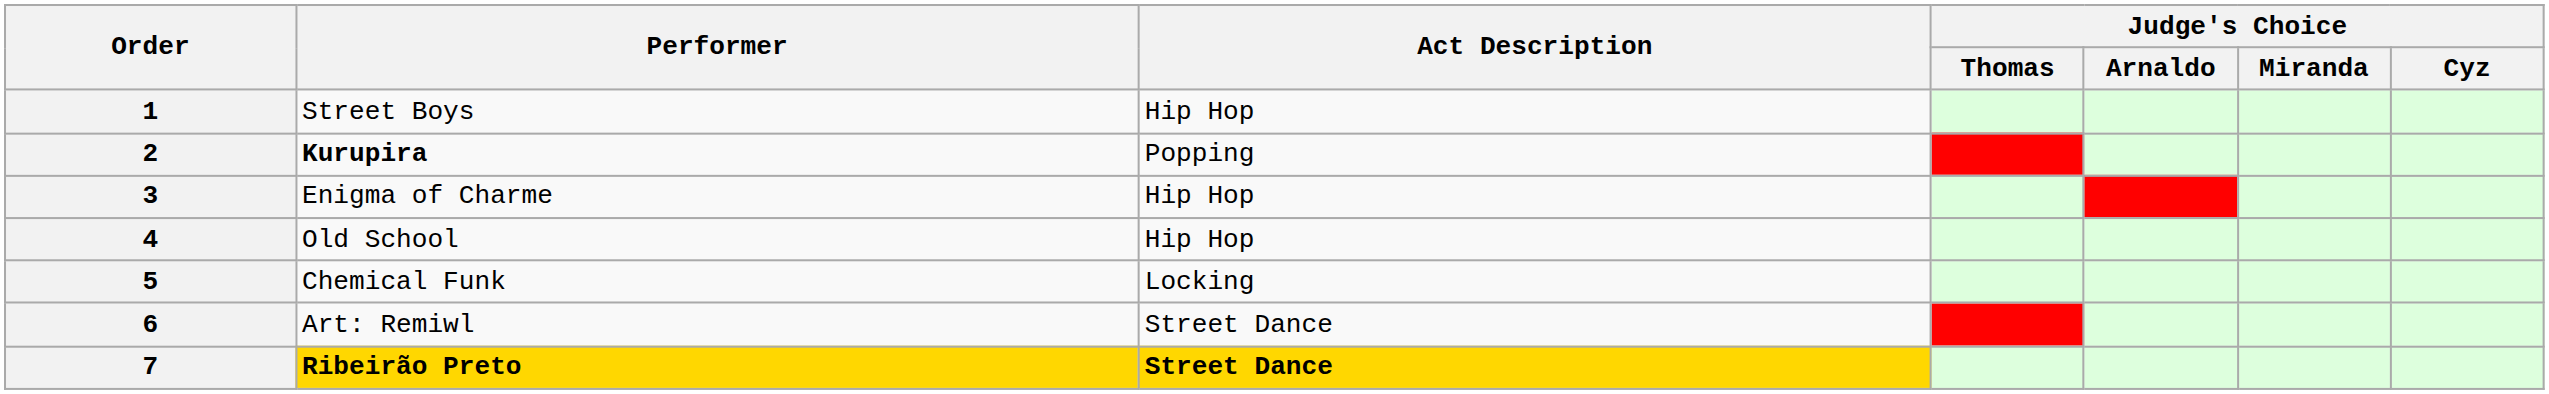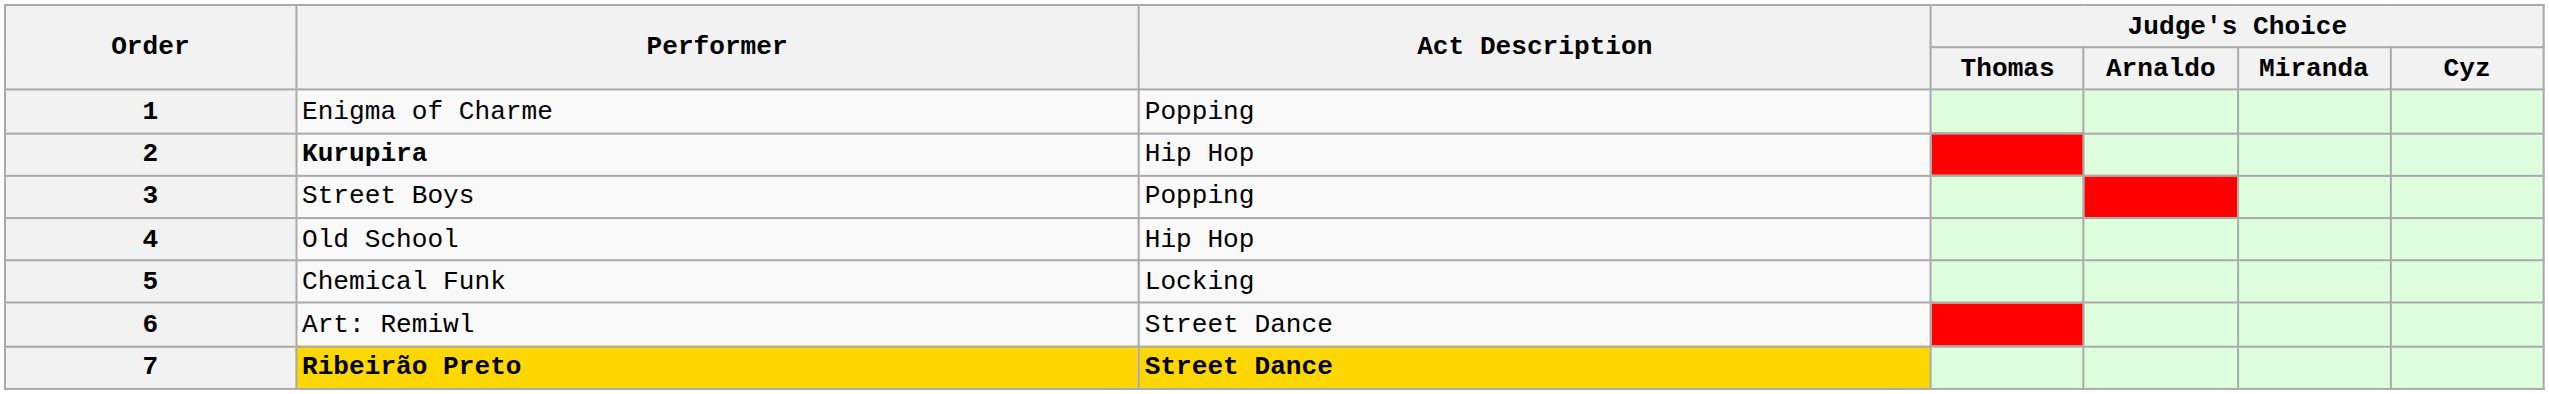(388, 111) Street Boys -> (427, 111) Enigma of Charme
(1200, 111) Hip Hop -> (1200, 111) Popping
(1200, 154) Popping -> (1200, 154) Hip Hop
(427, 197) Enigma of Charme -> (388, 197) Street Boys
(1200, 197) Hip Hop -> (1200, 197) Popping
